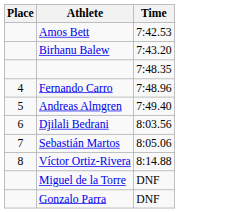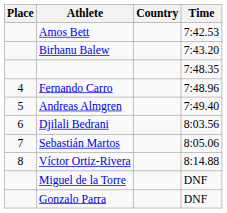+ column: (157, 13)
